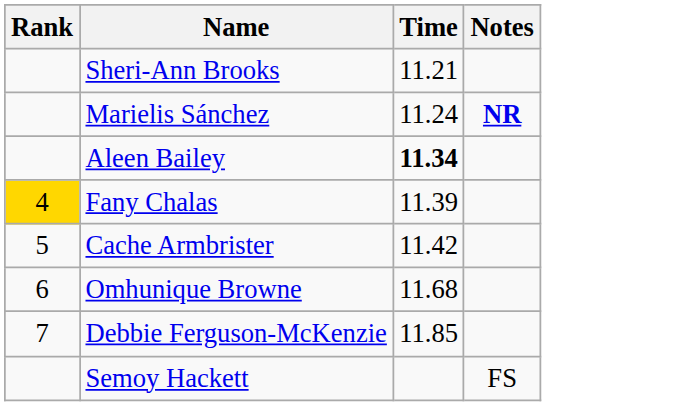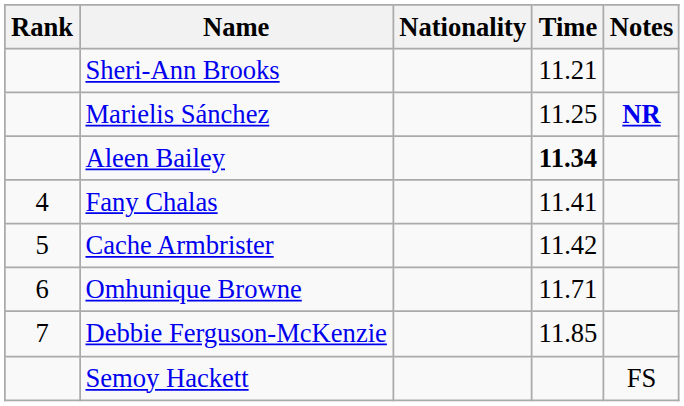+ column: (463, 26)
(429, 114) 11.24 -> (568, 114) 11.25
(42, 202) gold background -> (42, 202) no background
(429, 202) 11.39 -> (568, 202) 11.41
(429, 289) 11.68 -> (568, 289) 11.71
